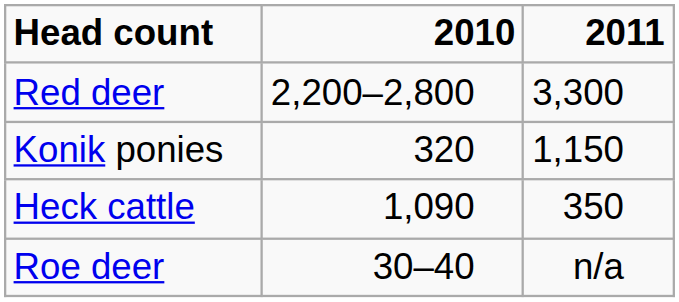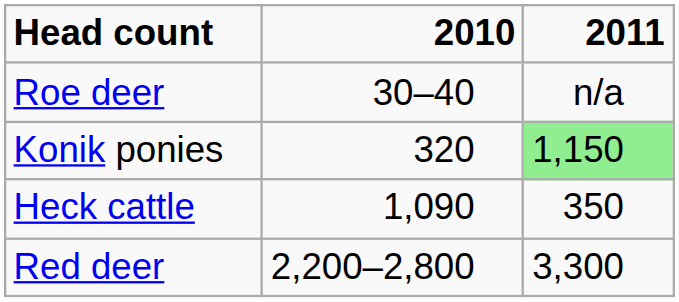rows swapped: (104, 91) <-> (104, 265)
(598, 149) no background -> (598, 149) lightgreen background
